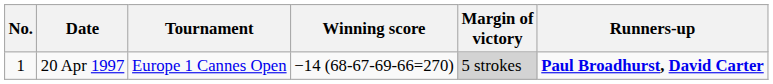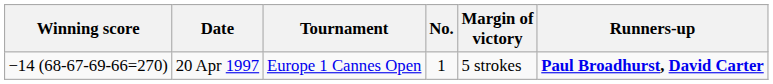columns swapped: (21, 28) <-> (374, 28)
(491, 65) lightgrey background -> (491, 65) no background
